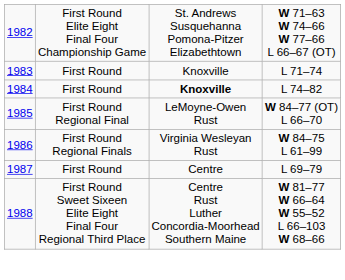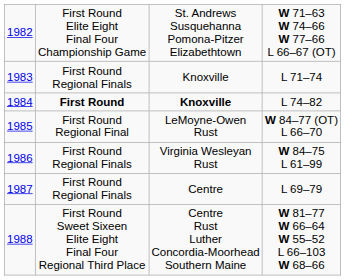(92, 70) First Round -> (92, 77) First Round Regional Finals
(92, 89) normal -> (92, 102) bold
(92, 169) First Round -> (92, 189) First Round Regional Finals
